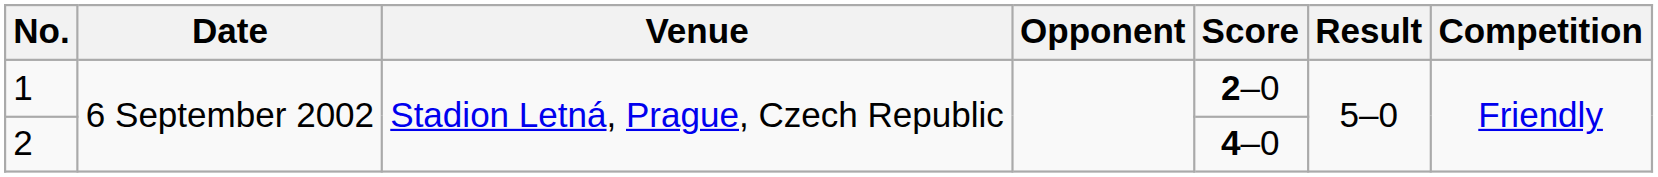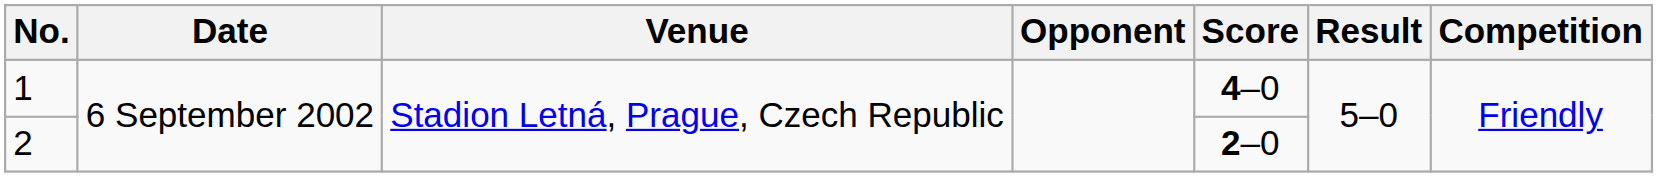(1250, 87) 2–0 -> (1250, 87) 4–0
(1250, 143) 4–0 -> (1250, 143) 2–0
